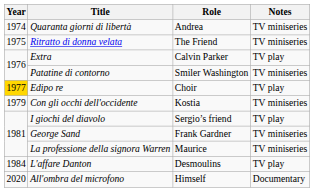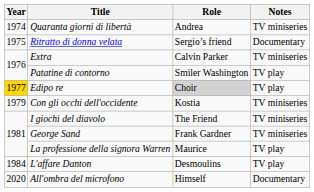(196, 42) The Friend -> (203, 42) Sergio’s friend
(280, 42) TV miniseries -> (279, 42) Documentary
(268, 57) TV play -> (280, 57) TV miniseries
(280, 73) TV miniseries -> (268, 73) TV play
(186, 88) no background -> (186, 88) lightgrey background
(203, 118) Sergio’s friend -> (196, 118) The Friend
(268, 118) TV play -> (280, 118) TV miniseries
(280, 149) TV miniseries -> (268, 149) TV play
